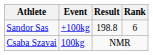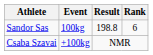(75, 28) +100kg -> (73, 28) 100kg
(73, 43) 100kg -> (75, 43) +100kg
